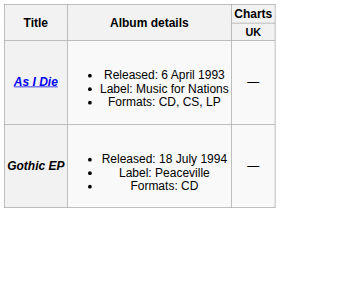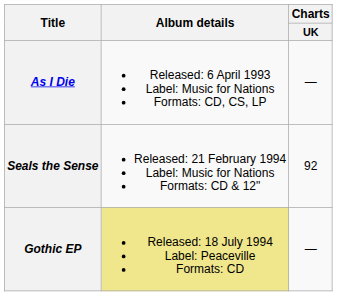+ row: (53, 165)
(149, 173) no background -> (195, 256) khaki background
